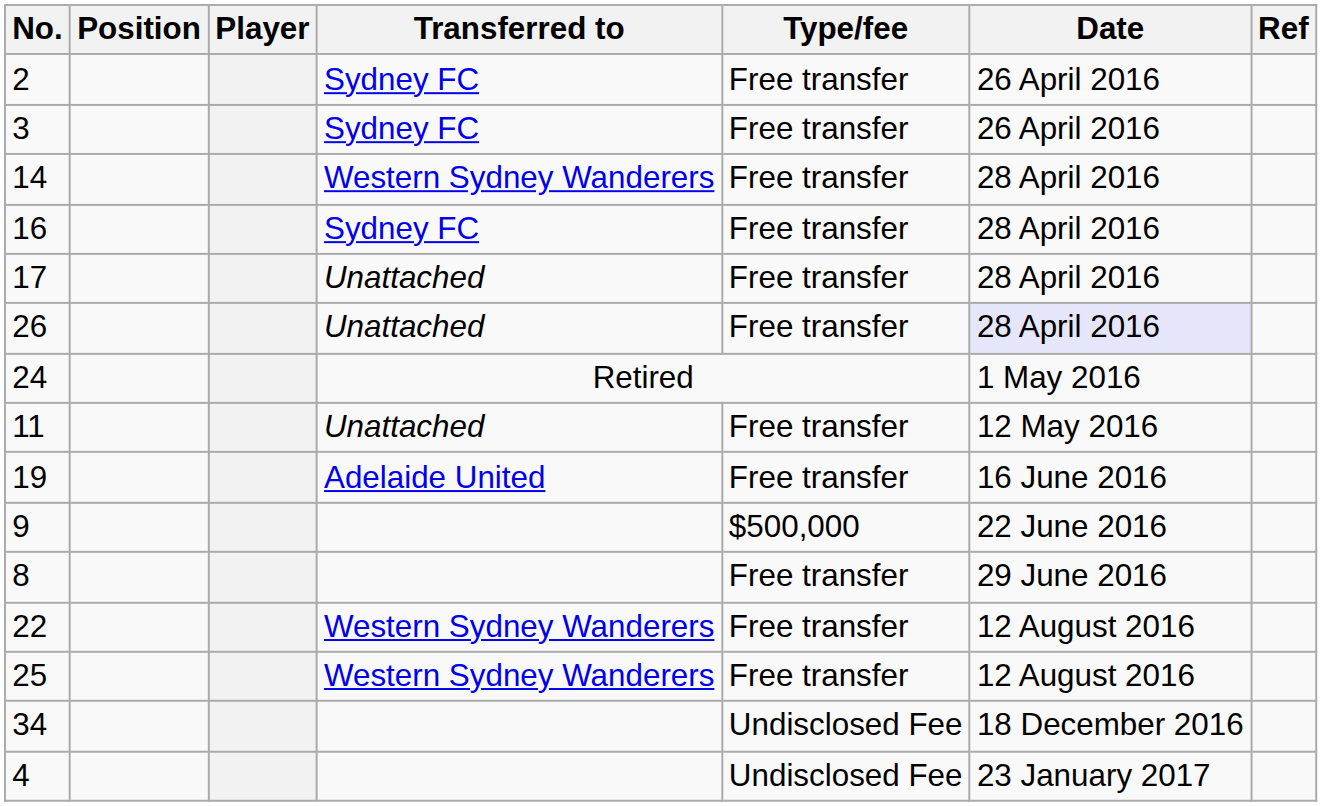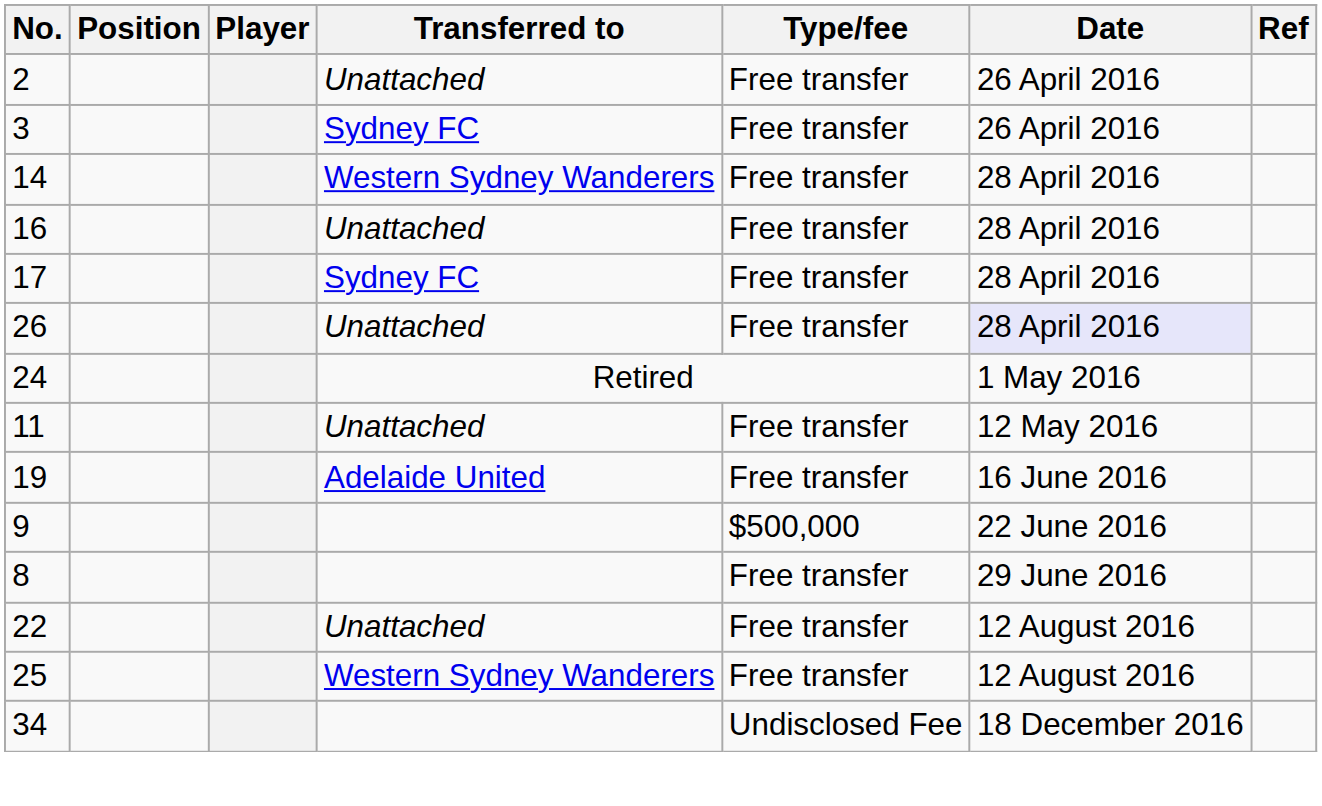(402, 79) Sydney FC -> (404, 79) Unattached
(402, 228) Sydney FC -> (404, 228) Unattached
(404, 278) Unattached -> (402, 278) Sydney FC
(519, 626) Western Sydney Wanderers -> (404, 626) Unattached
- row: (21, 775)
